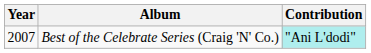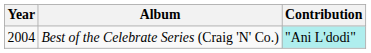(21, 37) 2007 -> (21, 37) 2004
